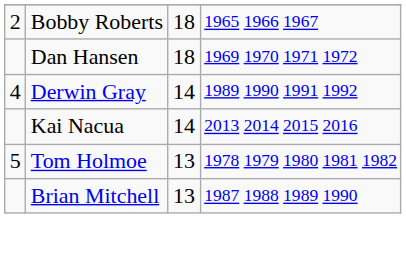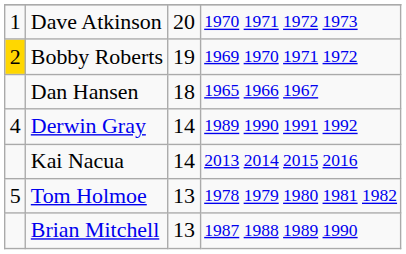+ row: (96, 21)
(15, 21) no background -> (15, 56) gold background
(184, 21) 18 -> (184, 56) 19
(261, 21) 1965 1966 1967 -> (281, 56) 1969 1970 1971 1972
(281, 56) 1969 1970 1971 1972 -> (261, 91) 1965 1966 1967
